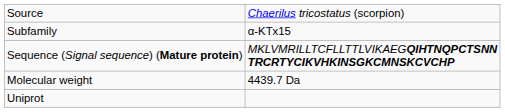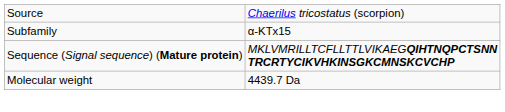- row: (25, 98)
